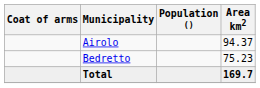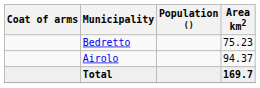rows swapped: (101, 42) <-> (107, 59)
